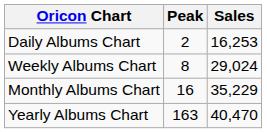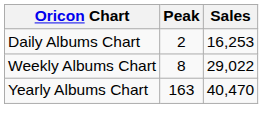(234, 66) 29,024 -> (230, 66) 29,022
- row: (84, 90)
